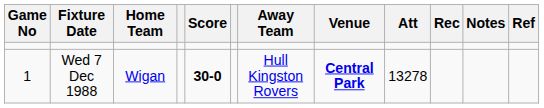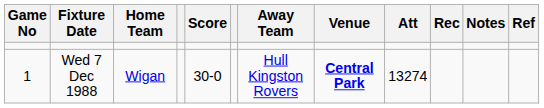(207, 76) bold -> (207, 76) normal
(408, 76) 13278 -> (408, 76) 13274
